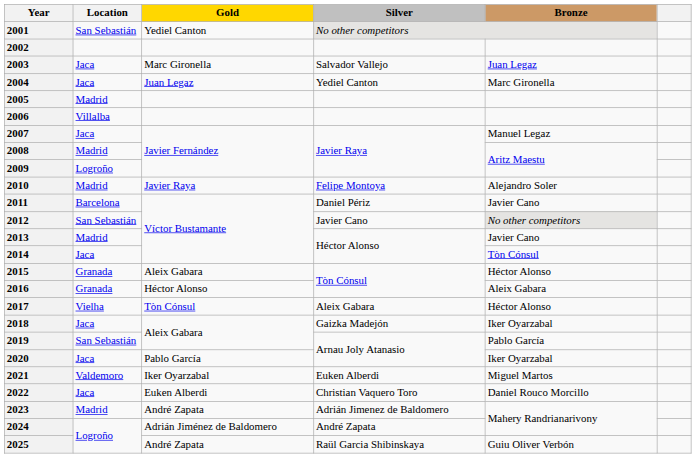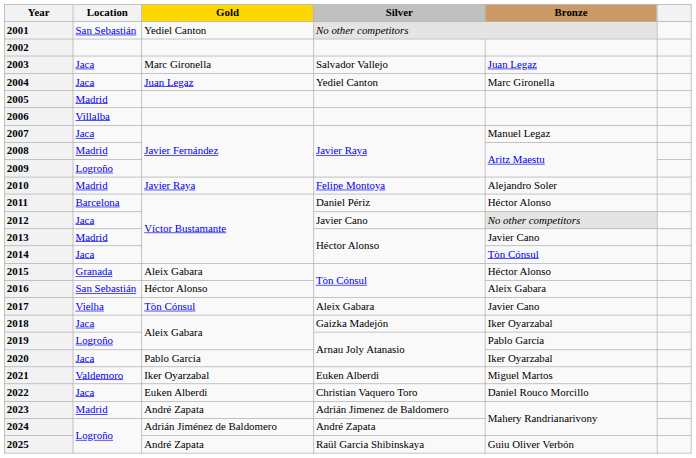(514, 202) Javier Cano -> (519, 202) Héctor Alonso
(106, 220) San Sebastián -> (85, 220) Jaca
(94, 289) Granada -> (106, 289) San Sebastián
(519, 306) Héctor Alonso -> (514, 306) Javier Cano
(106, 340) San Sebastián -> (94, 340) Logroño
